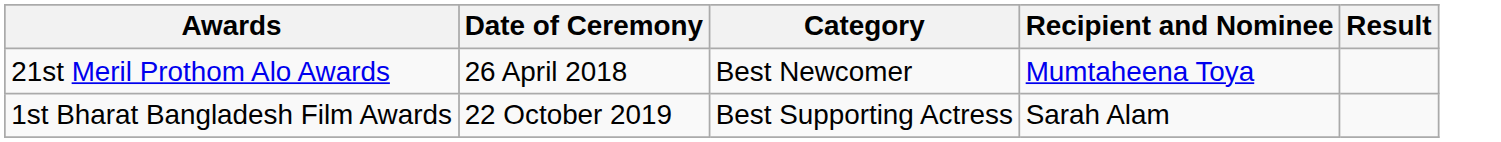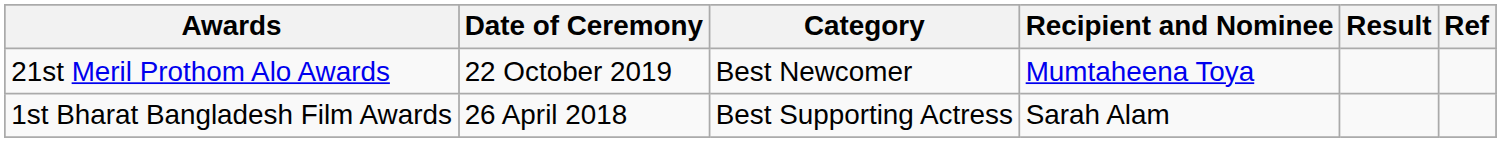+ column: (1467, 26)
(546, 70) 26 April 2018 -> (568, 70) 22 October 2019
(568, 114) 22 October 2019 -> (546, 114) 26 April 2018
